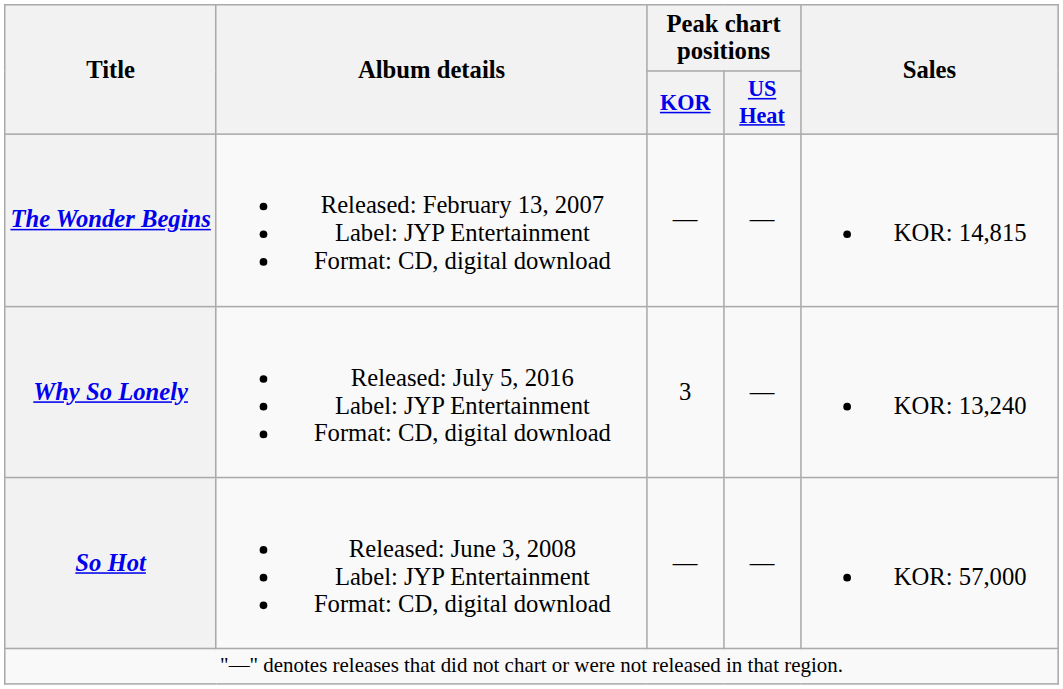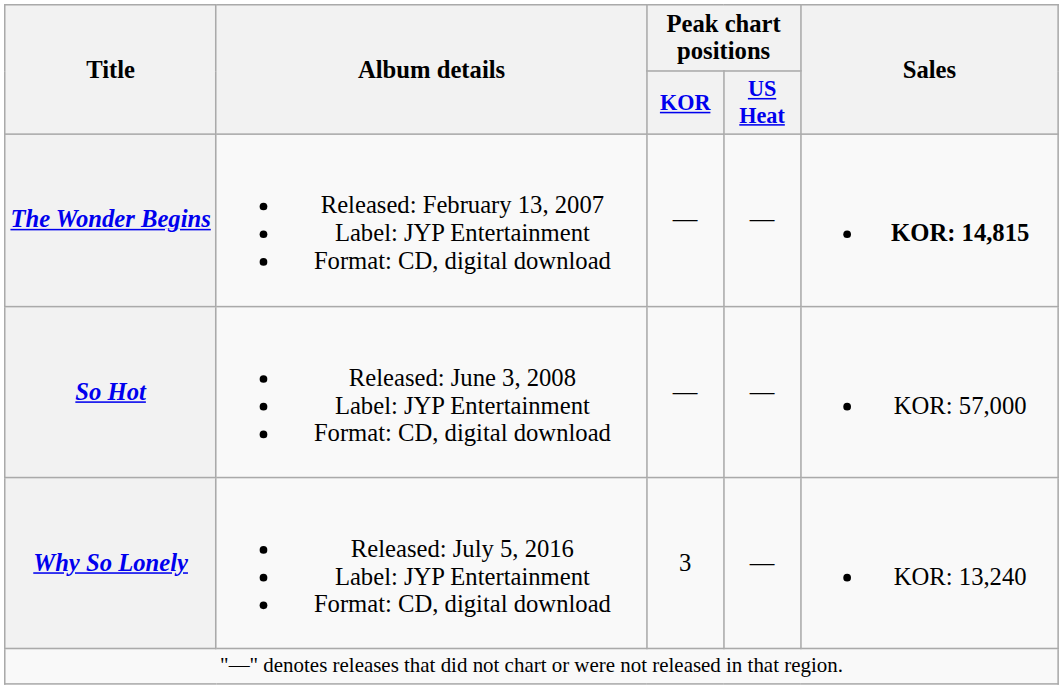(929, 234) normal -> (929, 234) bold
rows swapped: (111, 562) <-> (111, 391)
